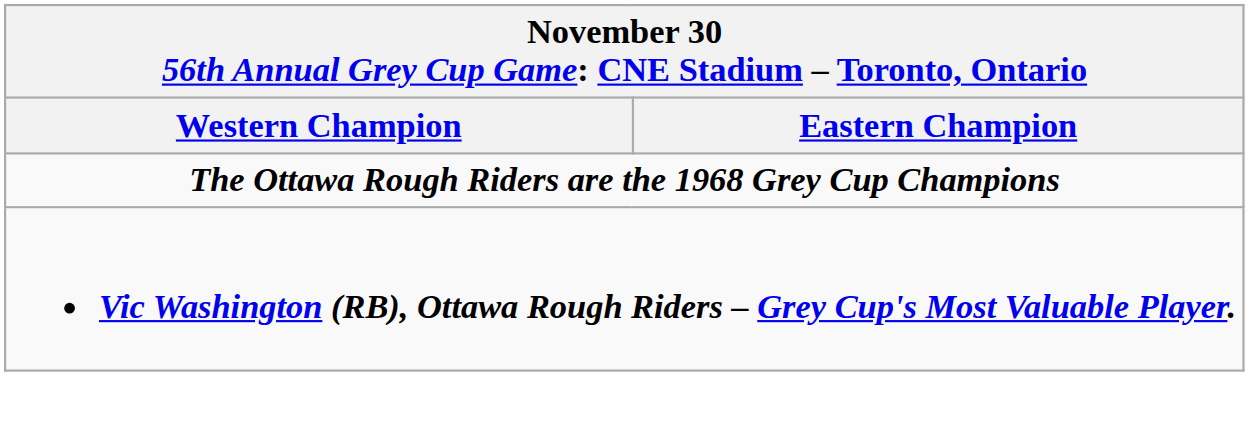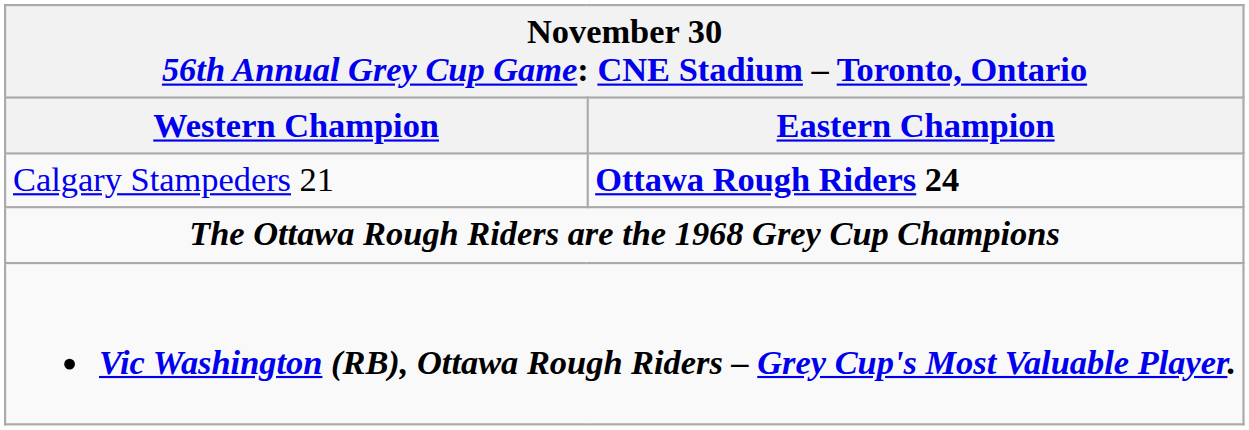+ row: (173, 179)
